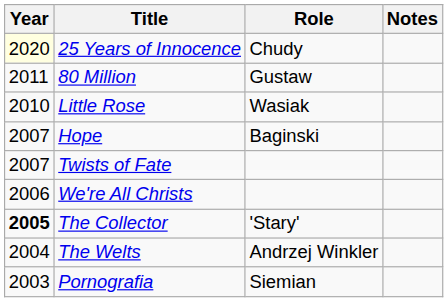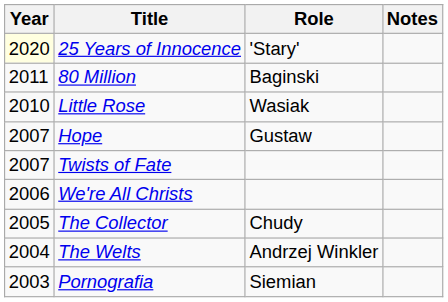(276, 48) Chudy -> (274, 48) 'Stary'
(281, 77) Gustaw -> (284, 77) Baginski
(284, 135) Baginski -> (281, 135) Gustaw
(29, 223) bold -> (29, 223) normal
(274, 223) 'Stary' -> (276, 223) Chudy
